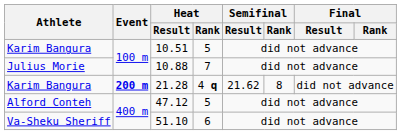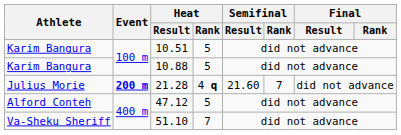(46, 66) Julius Morie -> (49, 66) Karim Bangura
(208, 66) 7 -> (208, 66) 5
(49, 84) Karim Bangura -> (46, 84) Julius Morie
(243, 84) 21.62 -> (243, 84) 21.60
(279, 84) 8 -> (279, 84) 7
(208, 121) 6 -> (208, 121) 7
